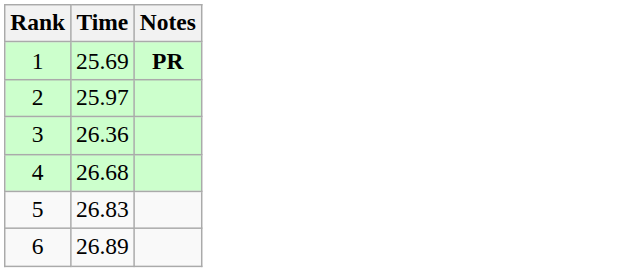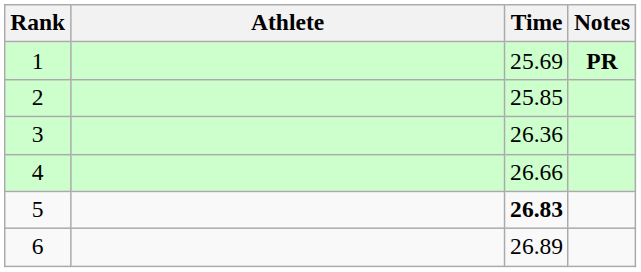+ column: (288, 23)
(102, 97) 25.97 -> (537, 97) 25.85
(102, 172) 26.68 -> (537, 172) 26.66
(102, 209) normal -> (537, 209) bold
